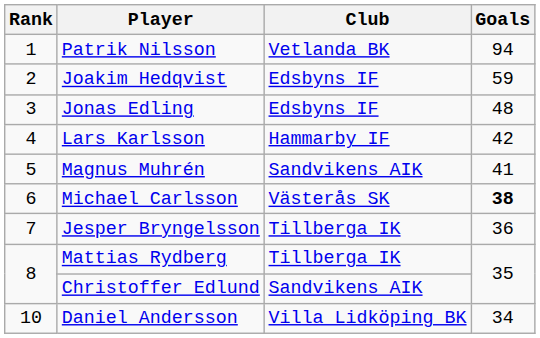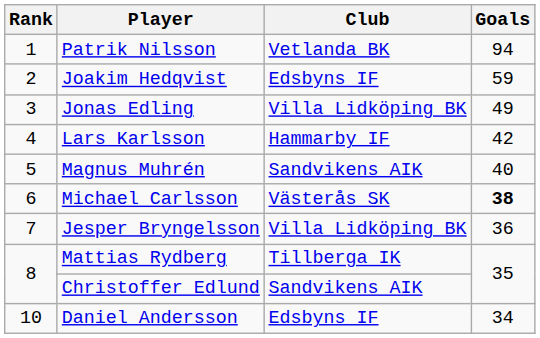(324, 109) Edsbyns IF -> (368, 109) Villa Lidköping BK
(503, 109) 48 -> (503, 109) 49
(503, 169) 41 -> (503, 169) 40
(335, 229) Tillberga IK -> (368, 229) Villa Lidköping BK
(368, 318) Villa Lidköping BK -> (324, 318) Edsbyns IF
